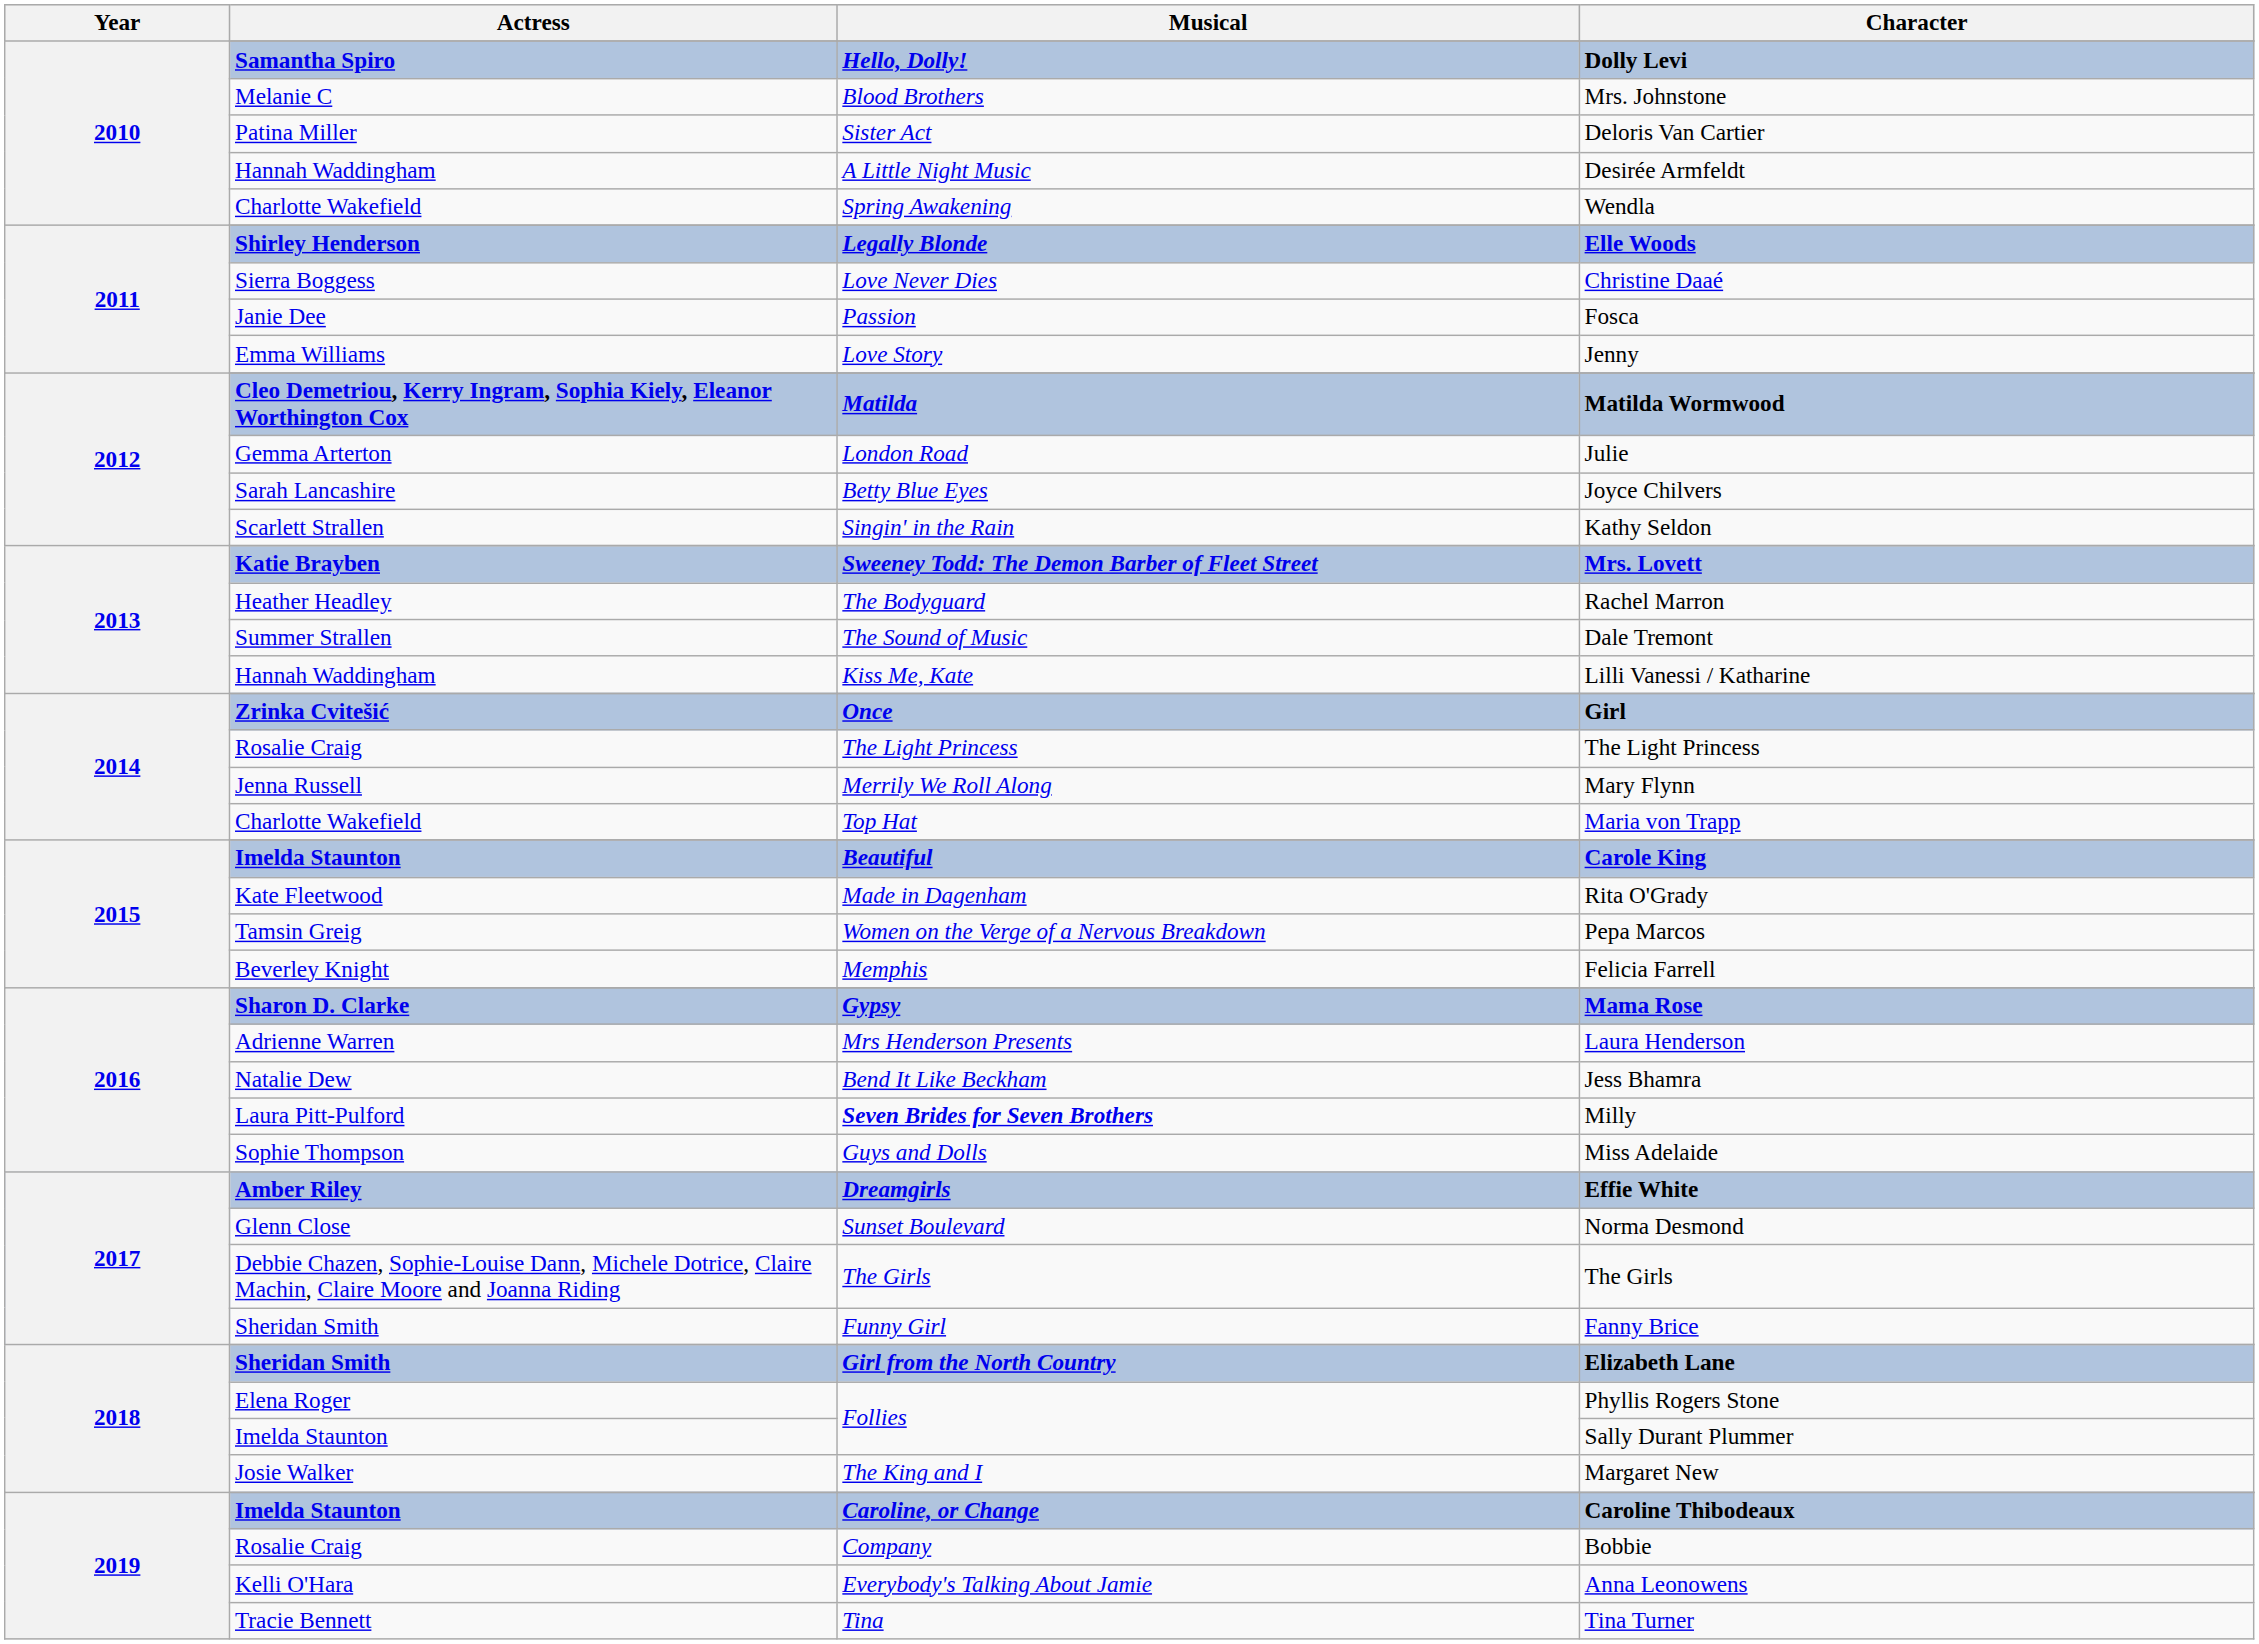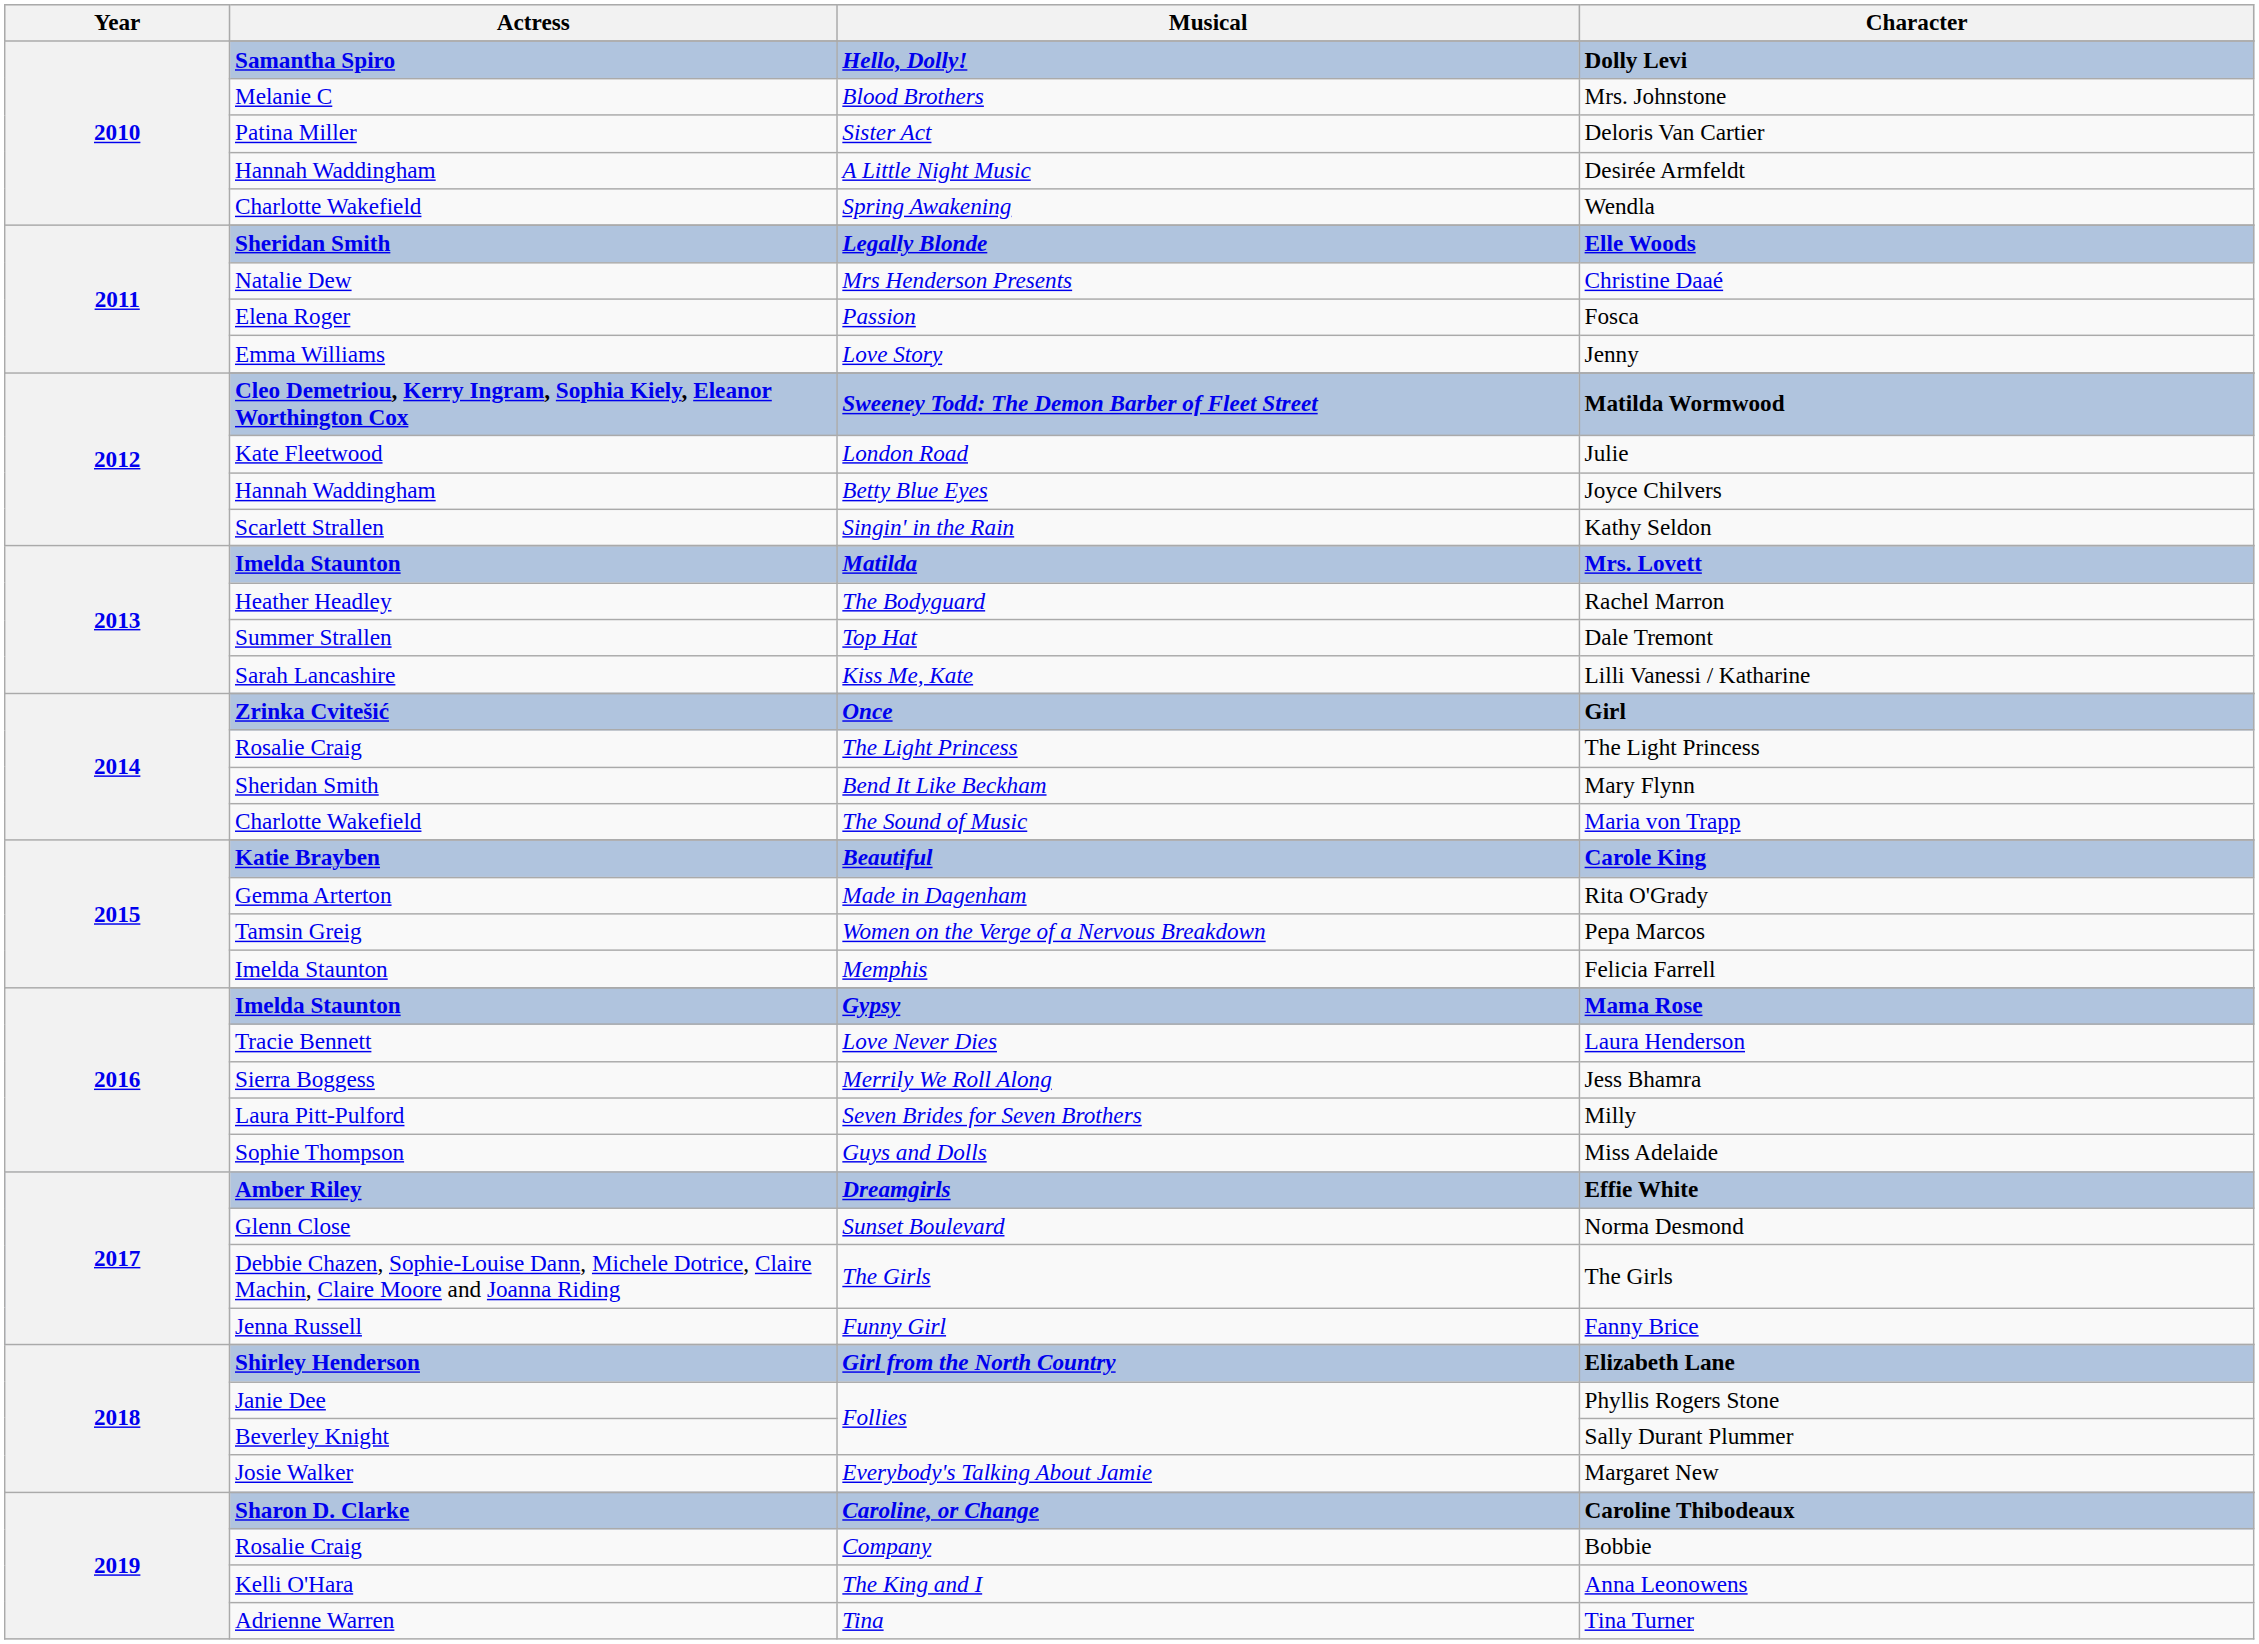(327, 243) Shirley Henderson -> (313, 243) Sheridan Smith
(305, 280) Sierra Boggess -> (293, 280) Natalie Dew
(920, 280) Love Never Dies -> (957, 280) Mrs Henderson Presents
(280, 317) Janie Dee -> (293, 317) Elena Roger
(880, 403) Matilda -> (1080, 403) Sweeney Todd: The Demon Barber of Fleet Street
(313, 453) Gemma Arterton -> (309, 453) Kate Fleetwood
(315, 490) Sarah Lancashire -> (335, 490) Hannah Waddingham
(308, 564) Katie Brayben -> (318, 564) Imelda Staunton
(1080, 564) Sweeney Todd: The Demon Barber of Fleet Street -> (880, 564) Matilda
(935, 637) The Sound of Music -> (880, 637) Top Hat
(335, 674) Hannah Waddingham -> (315, 674) Sarah Lancashire
(298, 784) Jenna Russell -> (307, 784) Sheridan Smith
(947, 784) Merrily We Roll Along -> (944, 784) Bend It Like Beckham
(880, 821) Top Hat -> (935, 821) The Sound of Music
(318, 858) Imelda Staunton -> (308, 858) Katie Brayben
(309, 895) Kate Fleetwood -> (313, 895) Gemma Arterton
(312, 968) Beverley Knight -> (311, 968) Imelda Staunton
(322, 1005) Sharon D. Clarke -> (318, 1005) Imelda Staunton
(315, 1042) Adrienne Warren -> (303, 1042) Tracie Bennett
(957, 1042) Mrs Henderson Presents -> (920, 1042) Love Never Dies
(293, 1079) Natalie Dew -> (305, 1079) Sierra Boggess
(944, 1079) Bend It Like Beckham -> (947, 1079) Merrily We Roll Along
(998, 1116) bold -> (992, 1116) normal
(307, 1326) Sheridan Smith -> (298, 1326) Jenna Russell
(313, 1362) Sheridan Smith -> (327, 1362) Shirley Henderson
(293, 1399) Elena Roger -> (280, 1399) Janie Dee
(311, 1436) Imelda Staunton -> (312, 1436) Beverley Knight
(912, 1473) The King and I -> (997, 1473) Everybody's Talking About Jamie
(318, 1510) Imelda Staunton -> (322, 1510) Sharon D. Clarke
(997, 1583) Everybody's Talking About Jamie -> (912, 1583) The King and I
(303, 1620) Tracie Bennett -> (315, 1620) Adrienne Warren
